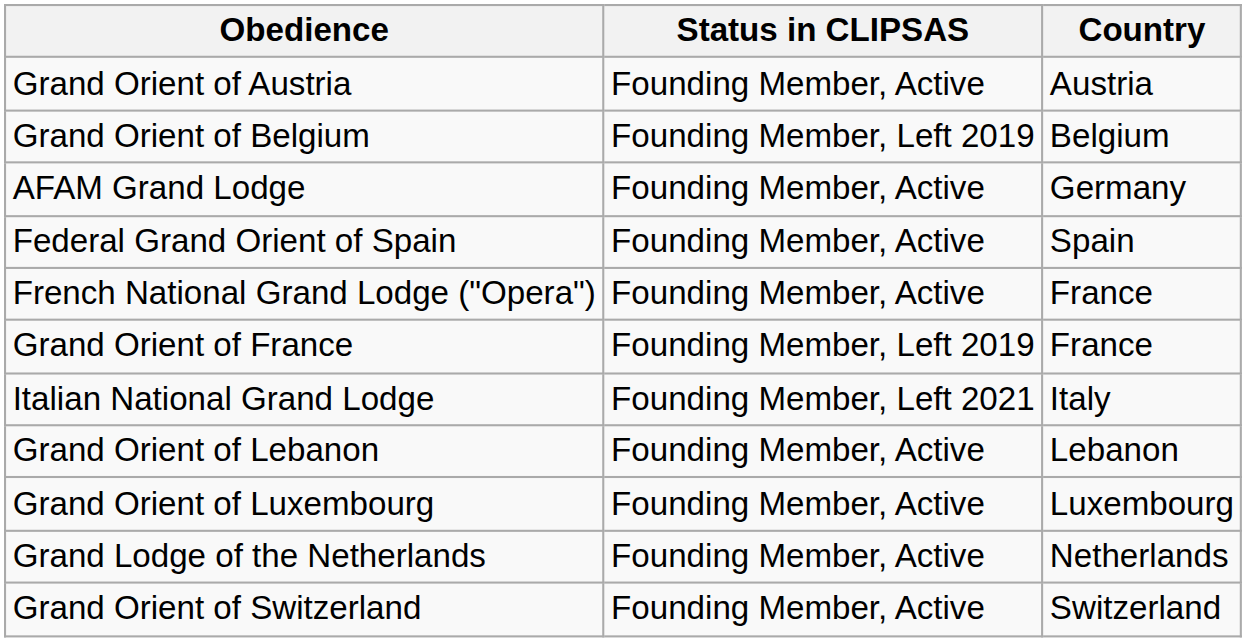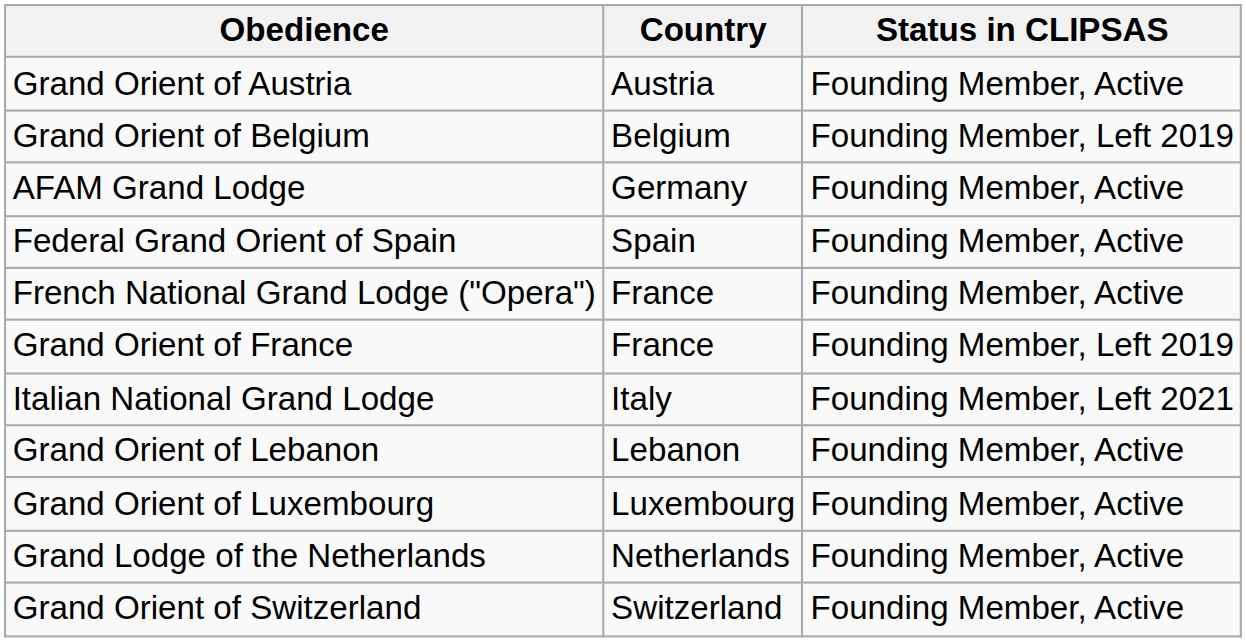columns swapped: (1142, 30) <-> (823, 30)
